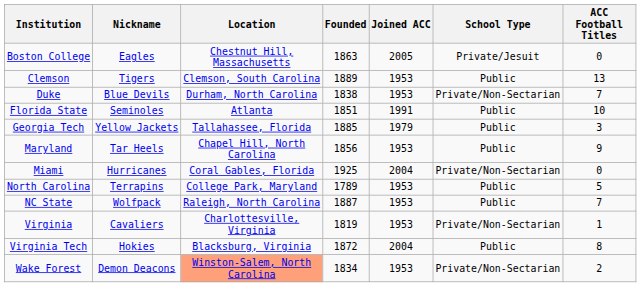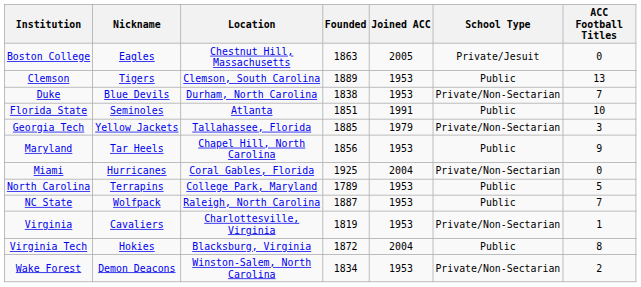(498, 127) Public -> (498, 127) Private/Non-Sectarian
(252, 268) lightsalmon background -> (252, 268) no background
